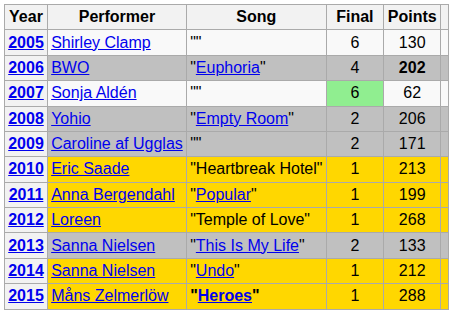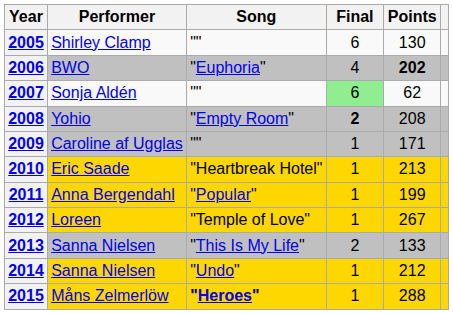(355, 118) normal -> (355, 118) bold
(412, 118) 206 -> (412, 118) 208
(355, 144) 2 -> (355, 144) 1
(412, 220) 268 -> (412, 220) 267
